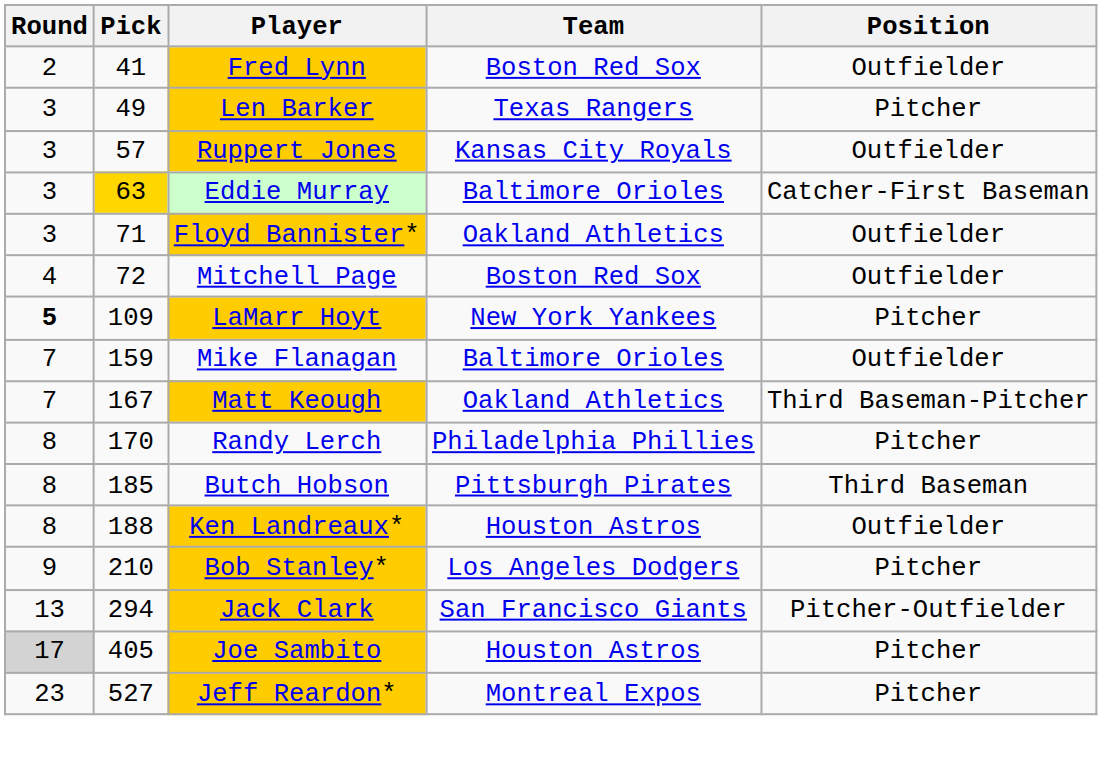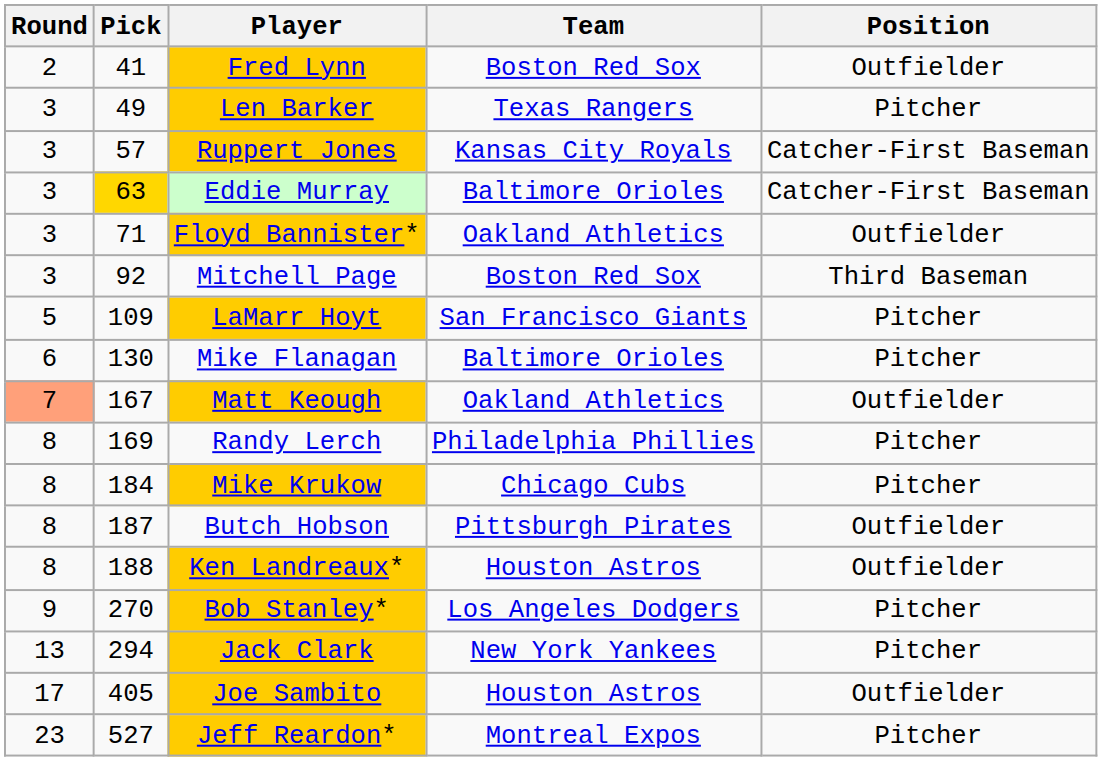(928, 151) Outfielder -> (928, 151) Catcher-First Baseman
(49, 276) 4 -> (49, 276) 3
(131, 276) 72 -> (131, 276) 92
(928, 276) Outfielder -> (928, 276) Third Baseman
(49, 318) bold -> (49, 318) normal
(593, 318) New York Yankees -> (593, 318) San Francisco Giants
(49, 360) 7 -> (49, 360) 6
(131, 360) 159 -> (131, 360) 130
(928, 360) Outfielder -> (928, 360) Pitcher
(49, 402) no background -> (49, 402) lightsalmon background
(928, 402) Third Baseman-Pitcher -> (928, 402) Outfielder
(131, 443) 170 -> (131, 443) 169
+ row: (297, 485)
(131, 485) 185 -> (131, 527) 187
(928, 485) Third Baseman -> (928, 527) Outfielder
(131, 568) 210 -> (131, 610) 270
(593, 610) San Francisco Giants -> (593, 652) New York Yankees
(928, 610) Pitcher-Outfielder -> (928, 652) Pitcher
(50, 652) lightgrey background -> (50, 694) no background
(928, 652) Pitcher -> (928, 694) Outfielder
